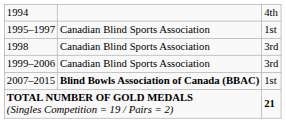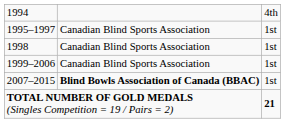(271, 47) 3rd -> (270, 47) 1st
(271, 64) 3rd -> (270, 64) 1st
